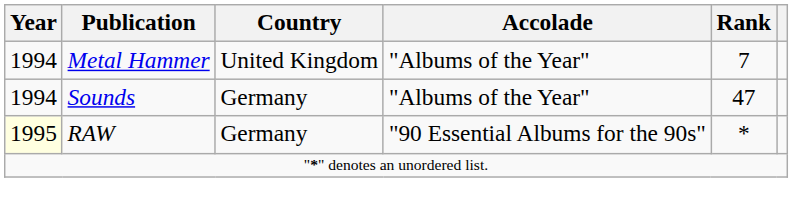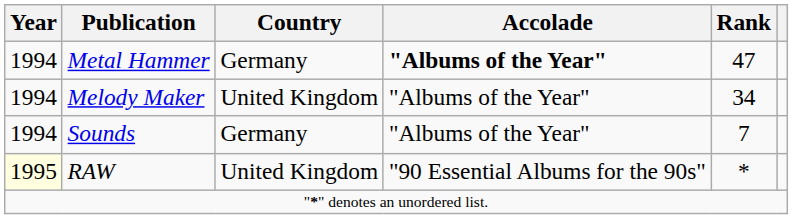(299, 60) United Kingdom -> (264, 60) Germany
(489, 60) normal -> (498, 60) bold
(744, 60) 7 -> (744, 60) 47
+ row: (136, 97)
(744, 97) 47 -> (744, 134) 7
(264, 134) Germany -> (299, 171) United Kingdom
